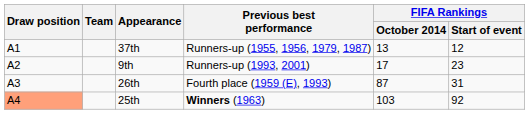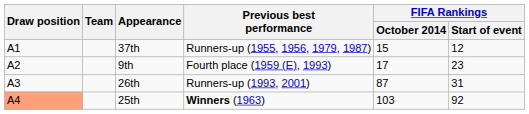(382, 48) 13 -> (382, 48) 15
(248, 65) Runners-up (1993, 2001) -> (259, 65) Fourth place (1959 (E), 1993)
(259, 83) Fourth place (1959 (E), 1993) -> (248, 83) Runners-up (1993, 2001)
